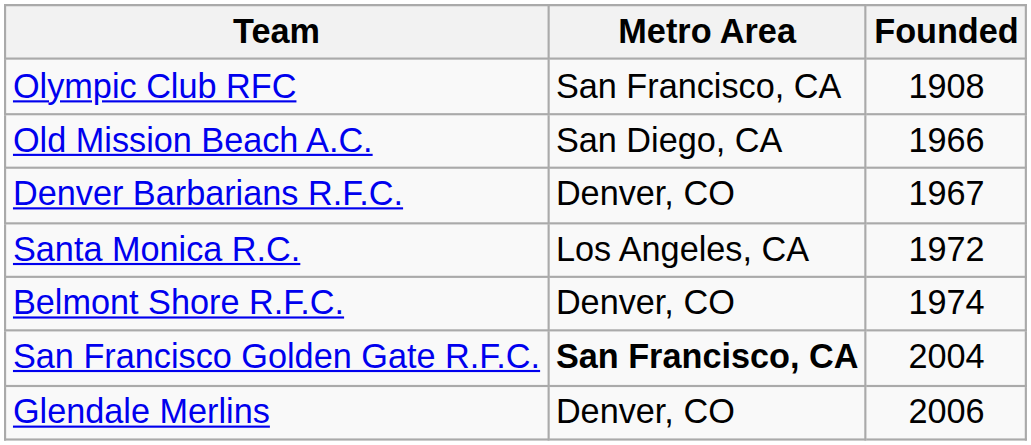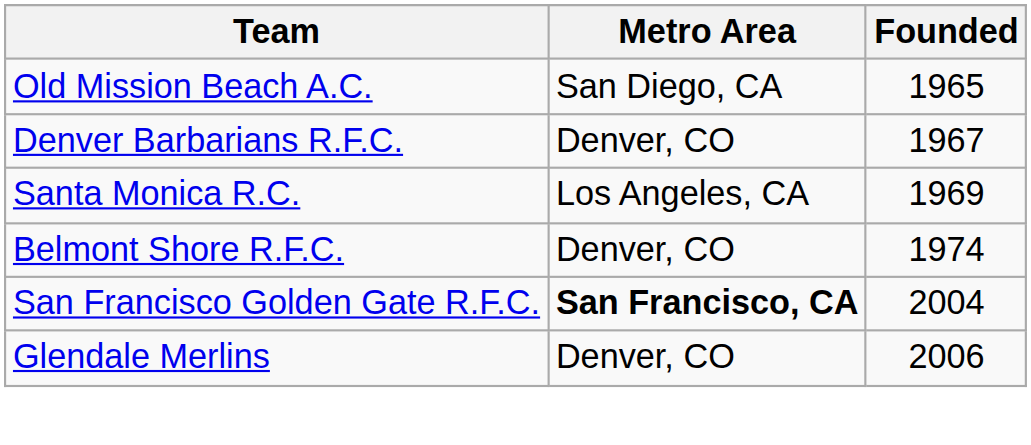- row: (155, 85)
(946, 140) 1966 -> (946, 85) 1965
(946, 248) 1972 -> (946, 194) 1969
